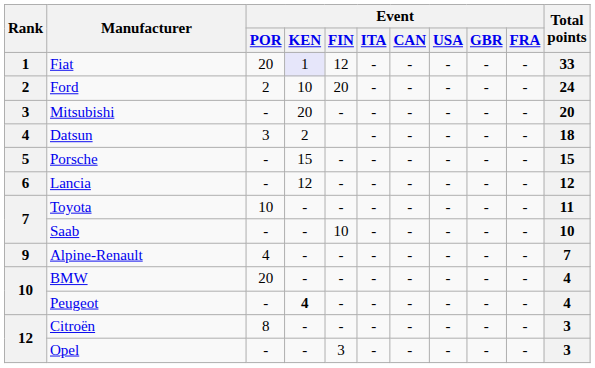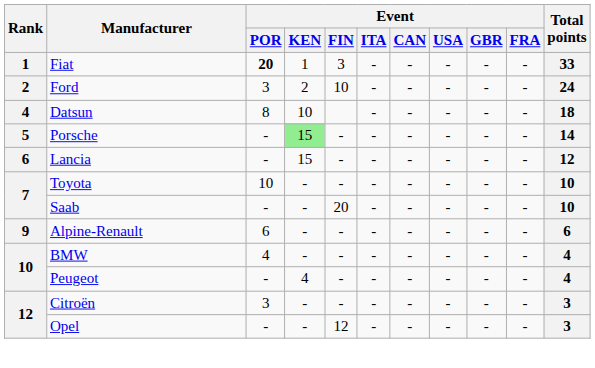(266, 64) normal -> (266, 64) bold
(305, 64) lavender background -> (305, 64) no background
(341, 64) 12 -> (341, 64) 3
(266, 87) 2 -> (266, 87) 3
(305, 87) 10 -> (305, 87) 2
(341, 87) 20 -> (341, 87) 10
- row: (82, 111)
(266, 135) 3 -> (266, 111) 8
(305, 135) 2 -> (305, 111) 10
(305, 159) no background -> (305, 135) lightgreen background
(567, 159) 15 -> (567, 135) 14
(305, 183) 12 -> (305, 159) 15
(567, 207) 11 -> (567, 183) 10
(341, 231) 10 -> (341, 207) 20
(266, 254) 4 -> (266, 231) 6
(567, 254) 7 -> (567, 231) 6
(266, 278) 20 -> (266, 254) 4
(305, 302) bold -> (305, 278) normal
(266, 326) 8 -> (266, 302) 3
(341, 350) 3 -> (341, 326) 12
